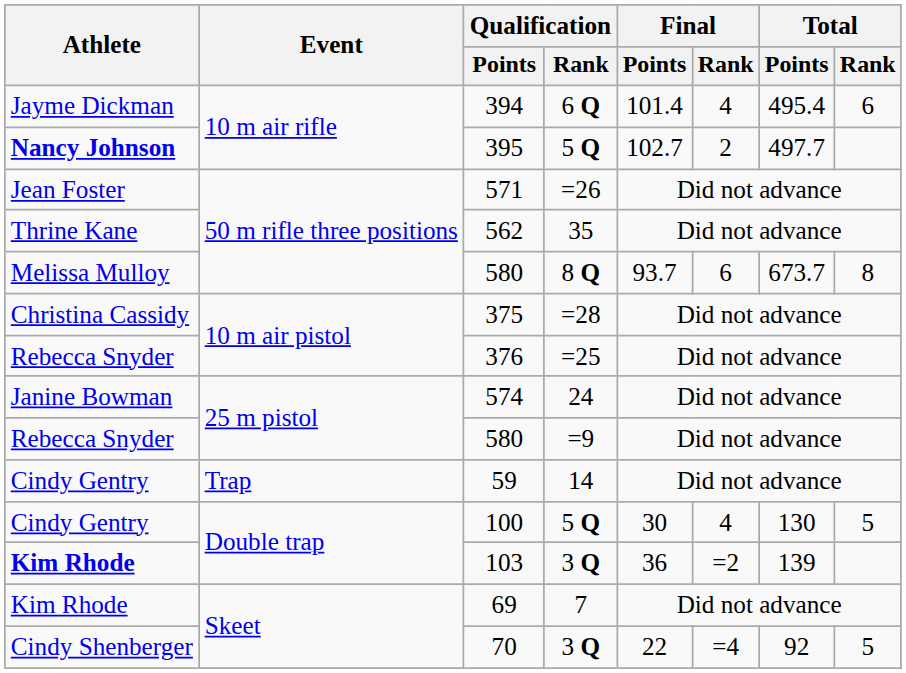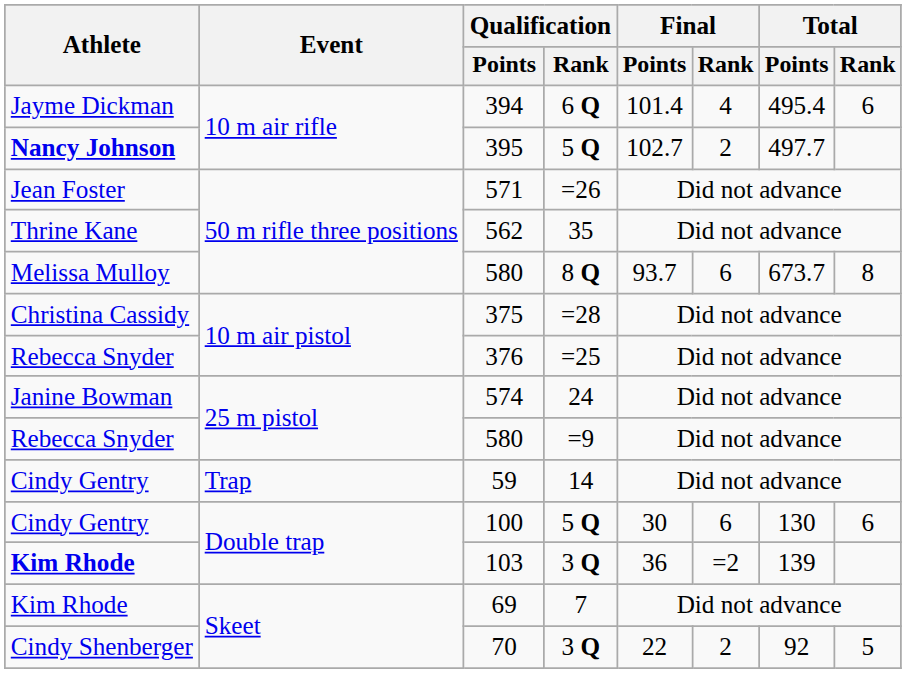(726, 522) 4 -> (726, 522) 6
(868, 522) 5 -> (868, 522) 6
(726, 646) =4 -> (726, 646) 2
